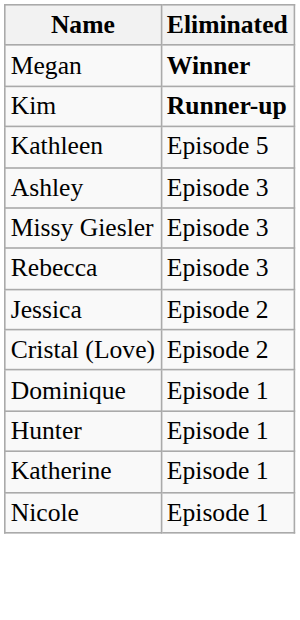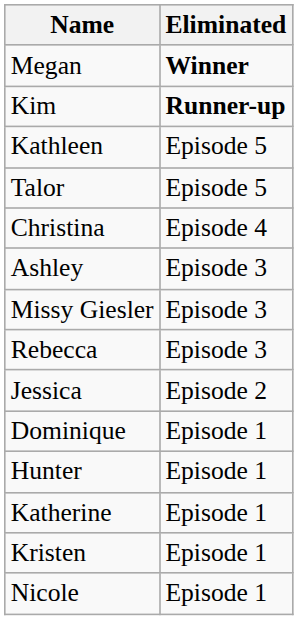+ row: (38, 187)
+ row: (58, 227)
- row: (83, 349)
+ row: (48, 552)
